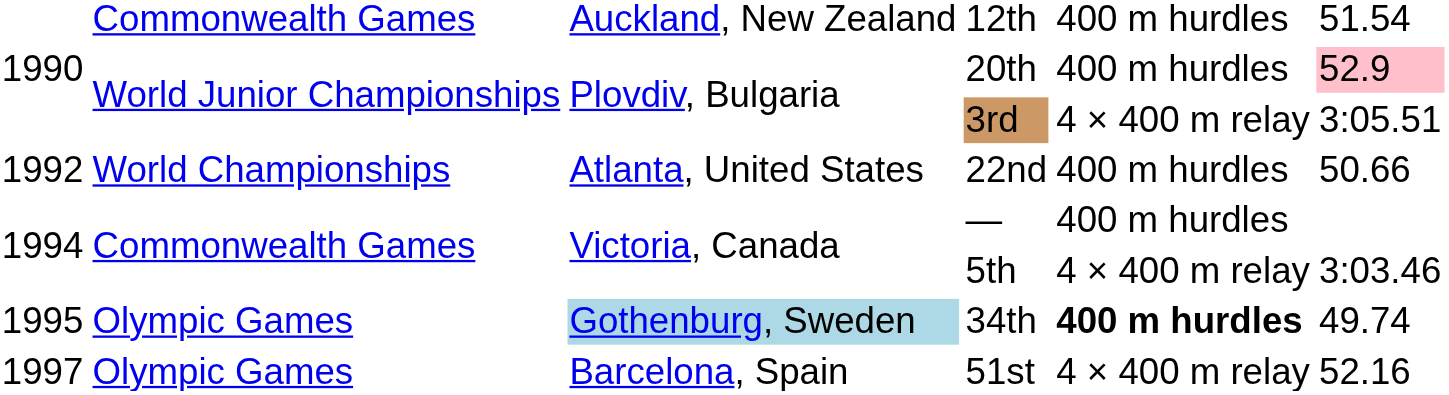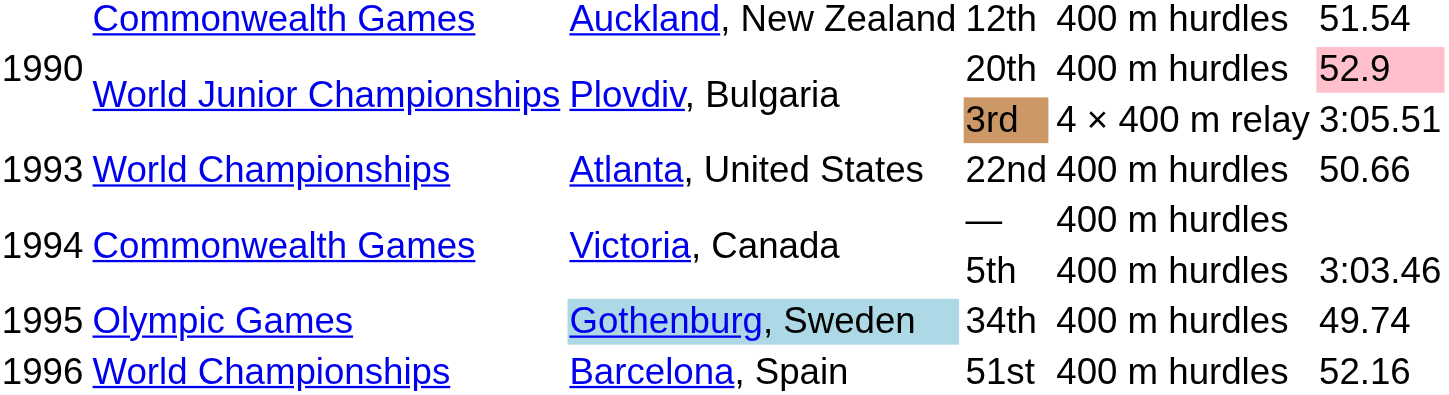(43, 169) 1992 -> (43, 169) 1993
(1183, 270) 4 × 400 m relay -> (1172, 270) 400 m hurdles
(1179, 321) bold -> (1172, 321) normal
(43, 371) 1997 -> (43, 371) 1996
(223, 371) Olympic Games -> (271, 371) World Championships
(1183, 371) 4 × 400 m relay -> (1172, 371) 400 m hurdles
